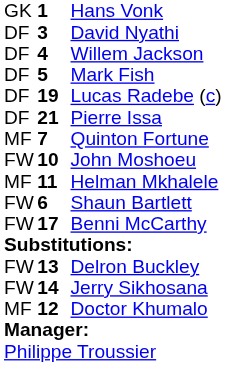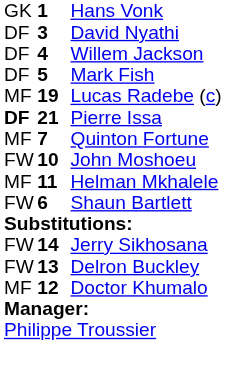(17, 96) DF -> (18, 96) MF
(17, 117) normal -> (17, 117) bold
- row: (139, 223)
rows swapped: (135, 266) <-> (139, 287)
